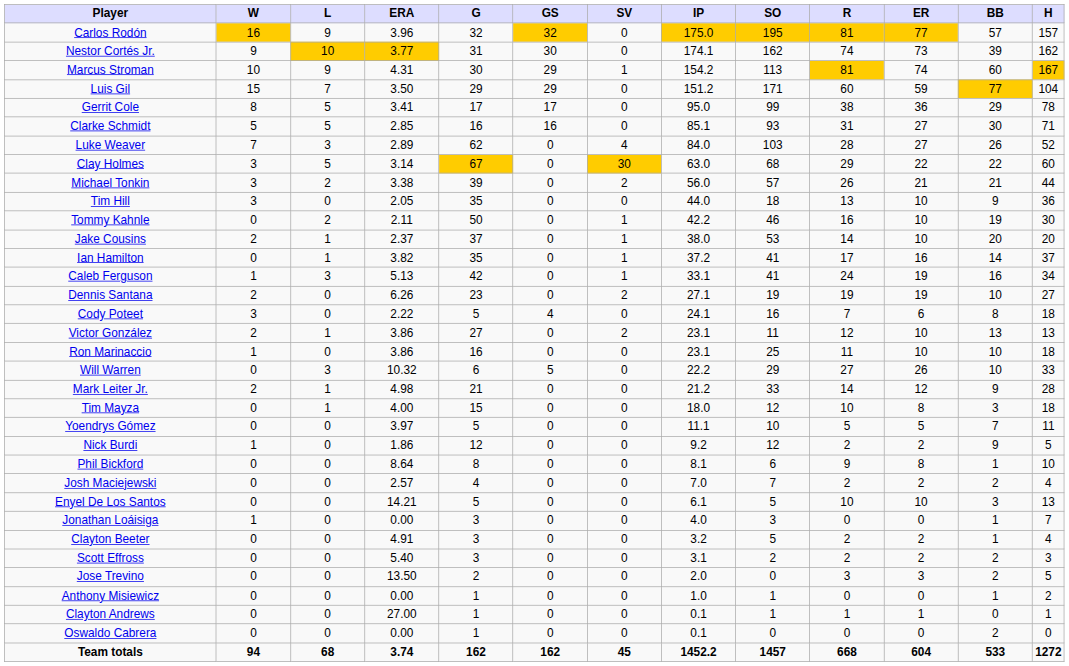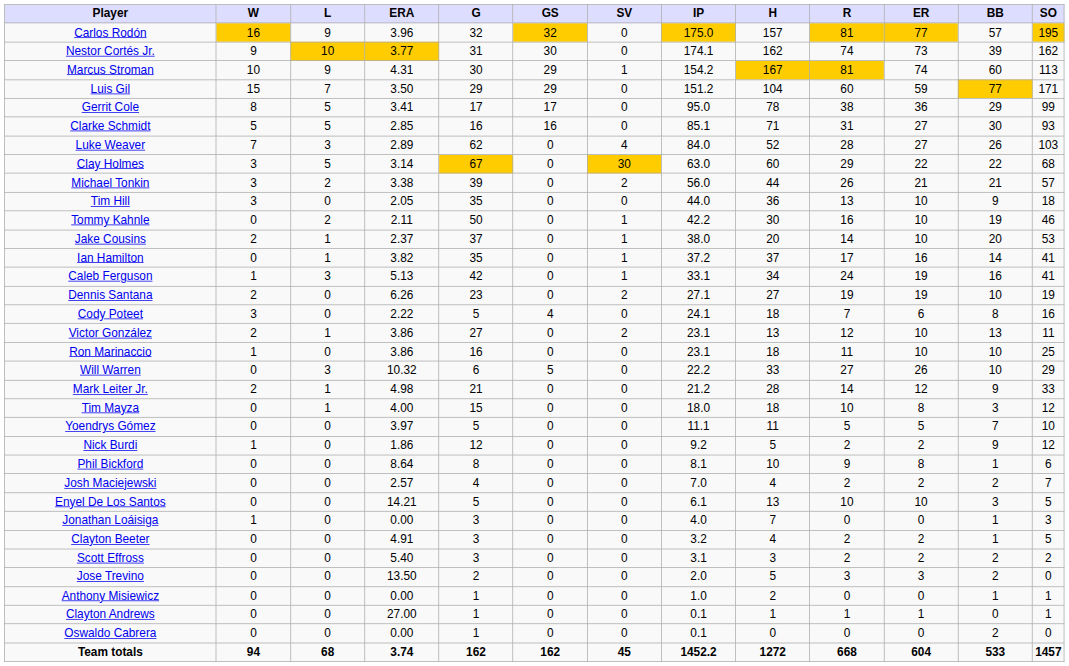columns swapped: (1048, 13) <-> (773, 13)
